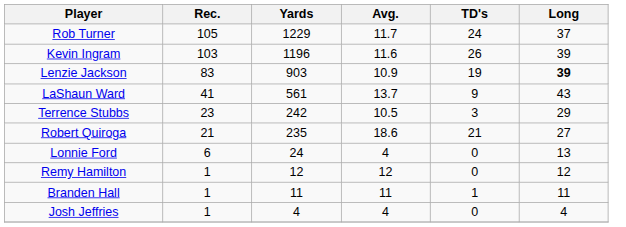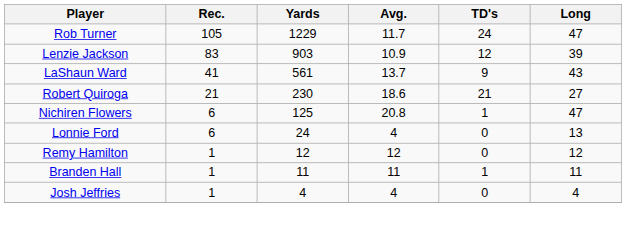(564, 34) 37 -> (576, 34) 47
- row: (84, 53)
(475, 73) 19 -> (485, 53) 12
(564, 73) bold -> (576, 53) normal
- row: (84, 113)
(296, 133) 235 -> (303, 93) 230
+ row: (85, 113)
